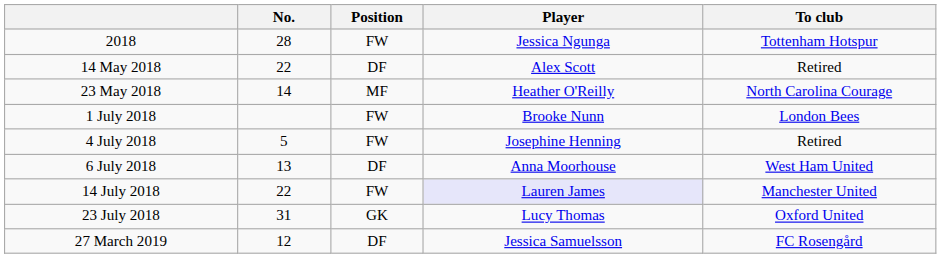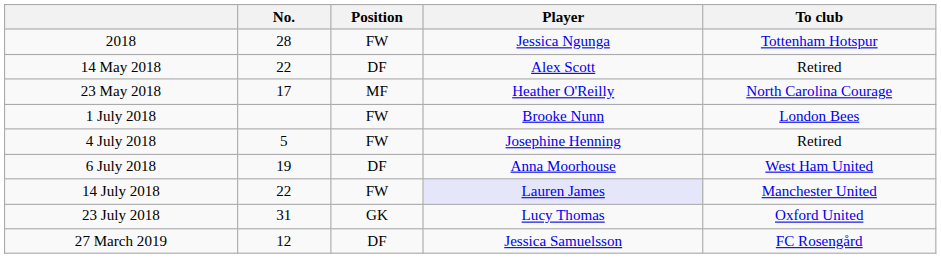(284, 91) 14 -> (284, 91) 17
(284, 165) 13 -> (284, 165) 19
